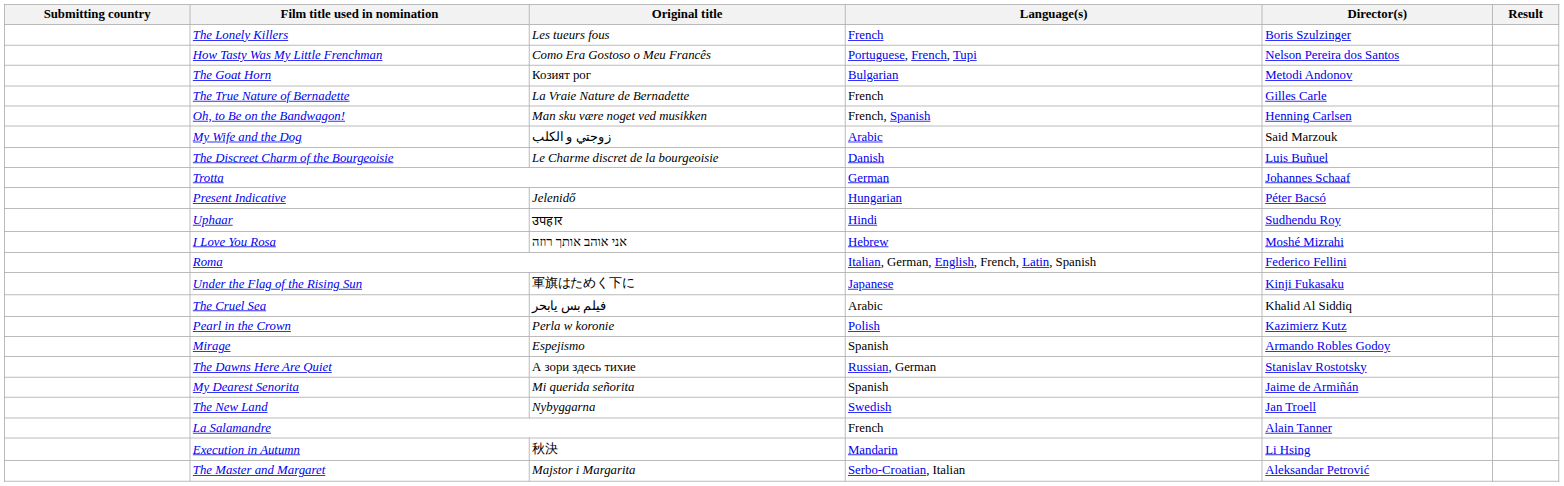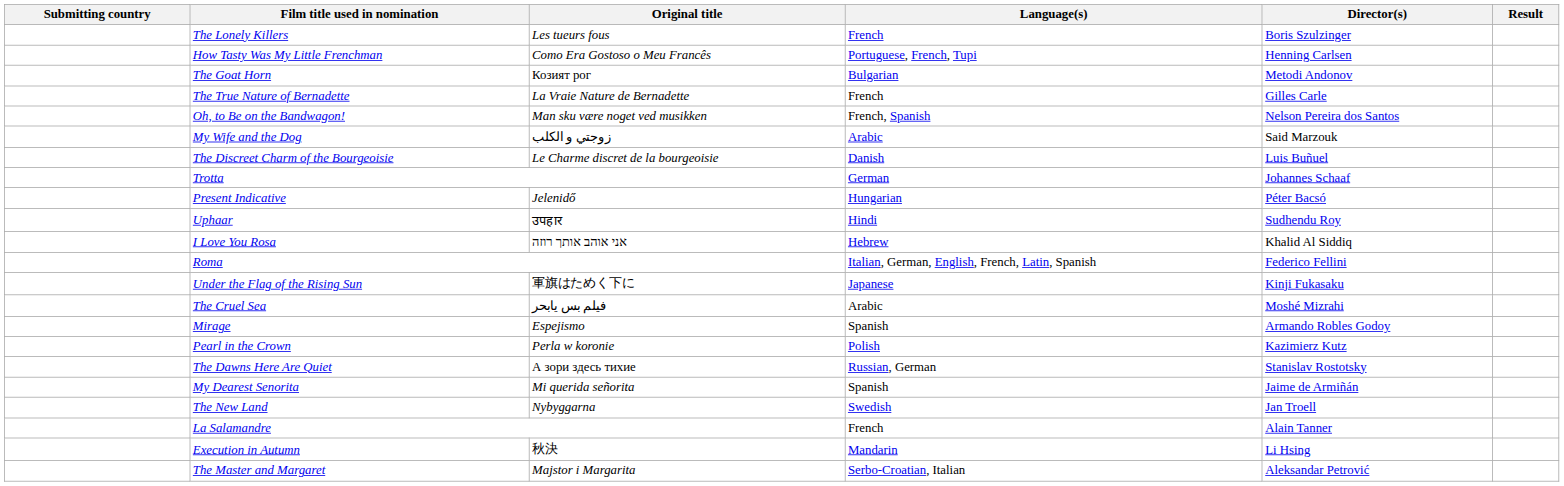(1332, 55) Nelson Pereira dos Santos -> (1308, 55) Henning Carlsen
(1308, 116) Henning Carlsen -> (1332, 116) Nelson Pereira dos Santos
(1304, 241) Moshé Mizrahi -> (1309, 241) Khalid Al Siddiq
(1309, 305) Khalid Al Siddiq -> (1304, 305) Moshé Mizrahi
rows swapped: (212, 346) <-> (242, 326)
